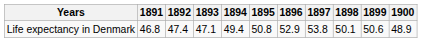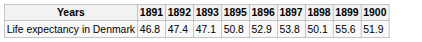- column: (235, 12)
(373, 29) 50.6 -> (345, 29) 55.6
(401, 29) 48.9 -> (373, 29) 51.9
